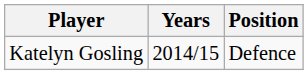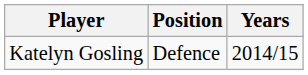columns swapped: (263, 20) <-> (186, 20)
